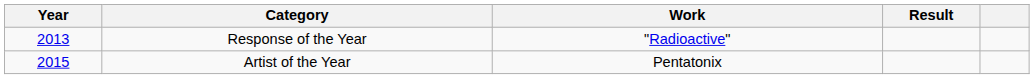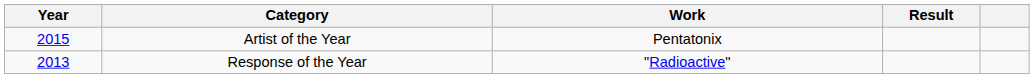rows swapped: (297, 39) <-> (297, 62)
